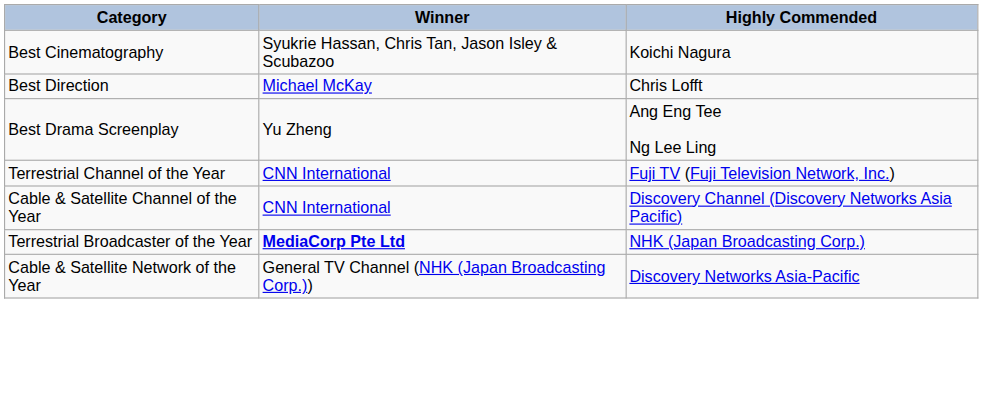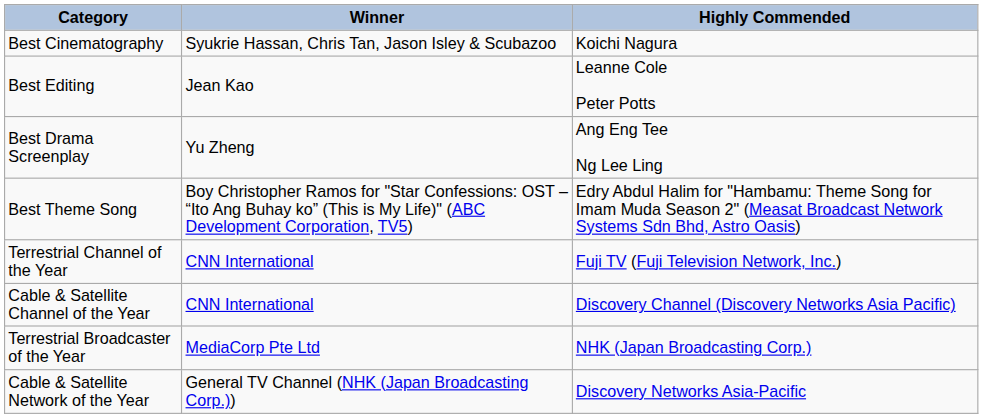- row: (59, 87)
+ row: (51, 87)
+ row: (73, 209)
(334, 242) bold -> (253, 348) normal
